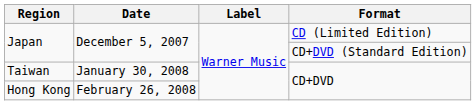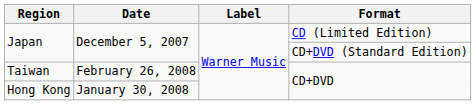(133, 71) January 30, 2008 -> (136, 71) February 26, 2008
(136, 90) February 26, 2008 -> (133, 90) January 30, 2008
